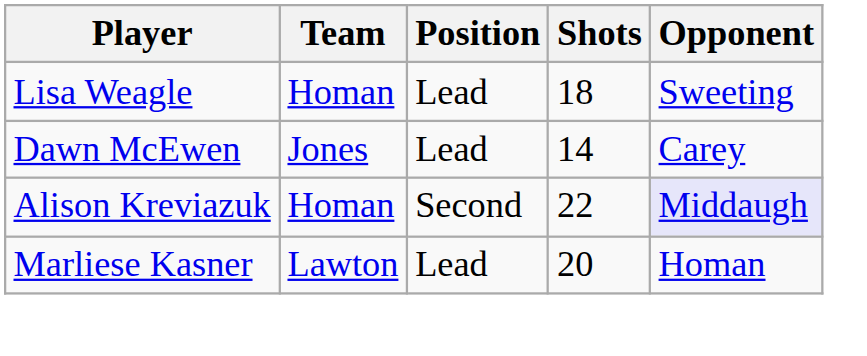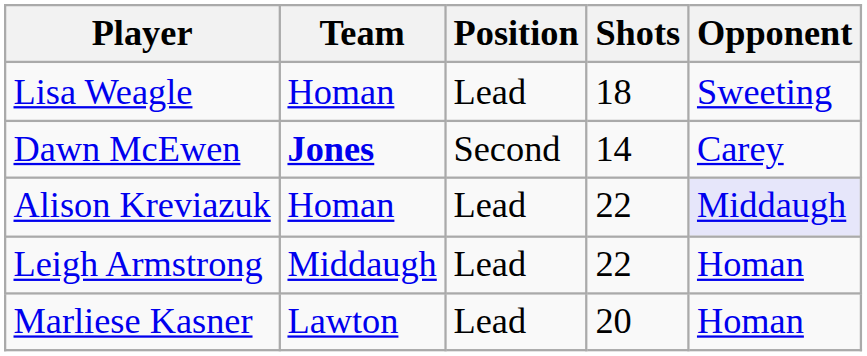(328, 148) normal -> (331, 148) bold
(451, 148) Lead -> (507, 148) Second
(469, 206) Second -> (490, 206) Lead
+ row: (138, 263)
